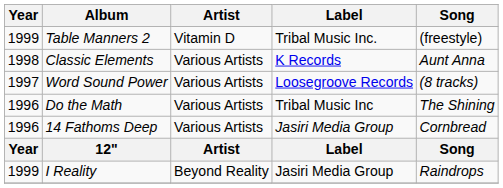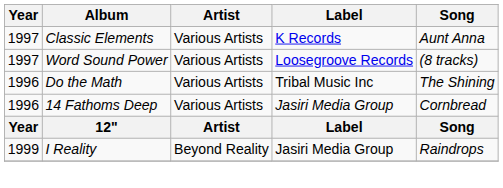- row: (98, 37)
(23, 60) 1998 -> (23, 37) 1997
